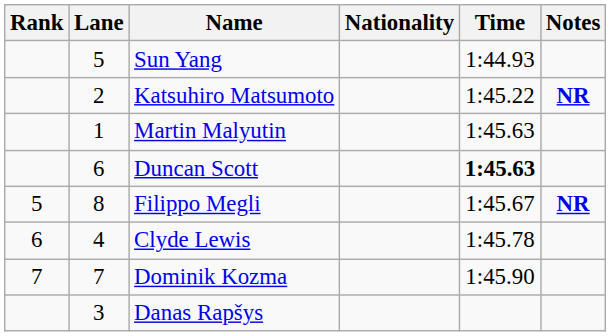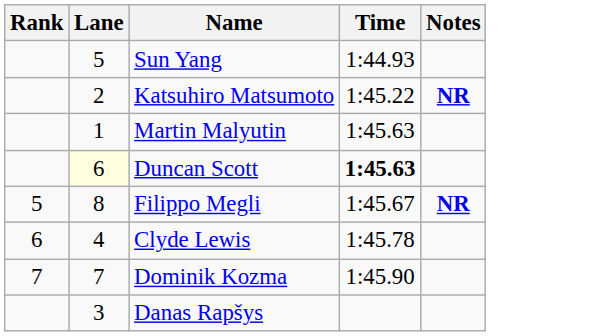- column: (399, 22)
(99, 167) no background -> (99, 167) lightyellow background
